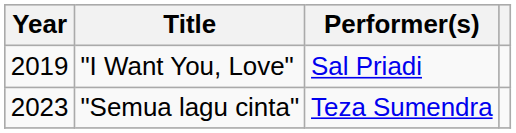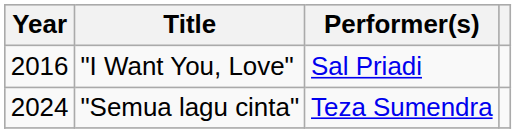(40, 66) 2019 -> (40, 66) 2016
(40, 107) 2023 -> (40, 107) 2024
